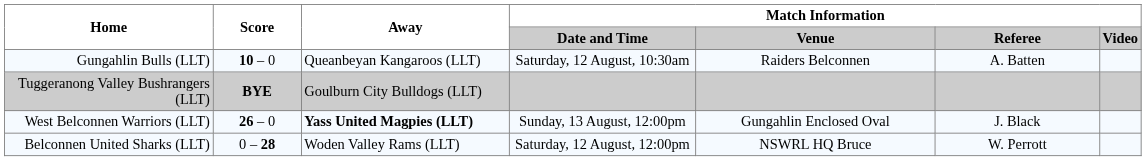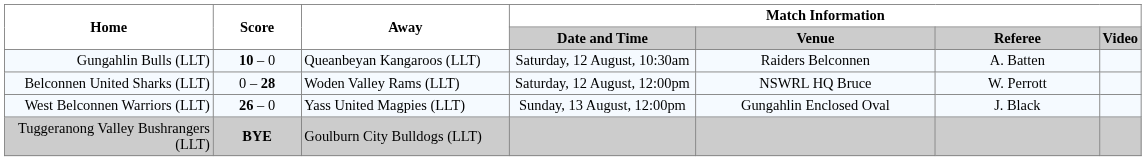rows swapped: (117, 144) <-> (114, 91)
(389, 121) bold -> (385, 105) normal
